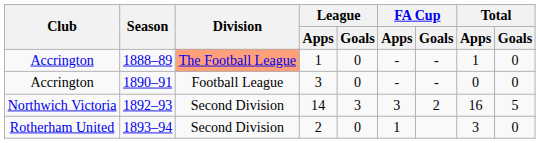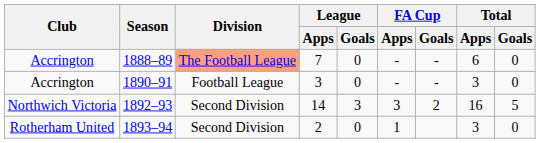(318, 60) 1 -> (318, 60) 7
(476, 60) 1 -> (476, 60) 6
(476, 82) 0 -> (476, 82) 3
